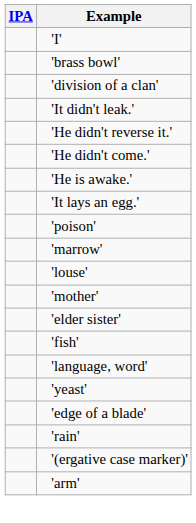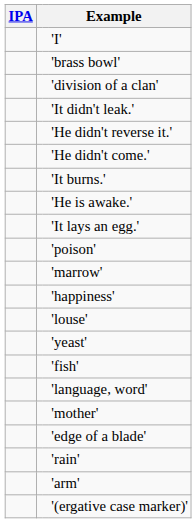+ row: (79, 179)
+ row: (83, 296)
rows swapped: (75, 296) <-> (69, 389)
- row: (86, 319)
rows swapped: (65, 483) <-> (120, 459)
